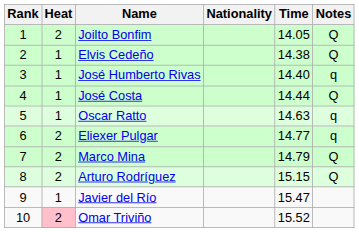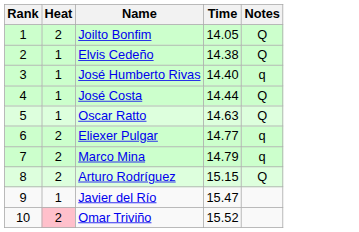- column: (239, 14)
(334, 116) q -> (262, 116) Q
(334, 156) Q -> (262, 156) q
